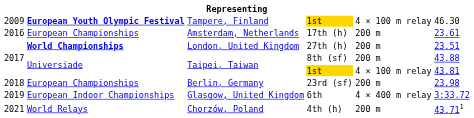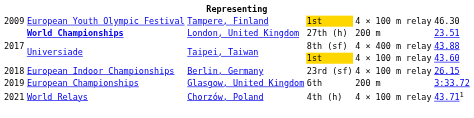(106, 21) bold -> (106, 21) normal
- row: (243, 34)
(368, 58) 200 m -> (393, 46) 4 × 400 m relay
(447, 71) 43.81 -> (447, 58) 43.60
(83, 83) European Championships -> (101, 71) European Indoor Championships
(368, 83) 200 m -> (393, 71) 4 × 100 m relay
(447, 83) 23.98 -> (447, 71) 26.15
(101, 95) European Indoor Championships -> (83, 83) European Championships
(393, 95) 4 × 400 m relay -> (368, 83) 200 m
(368, 109) 200 m -> (393, 96) 4 × 100 m relay
